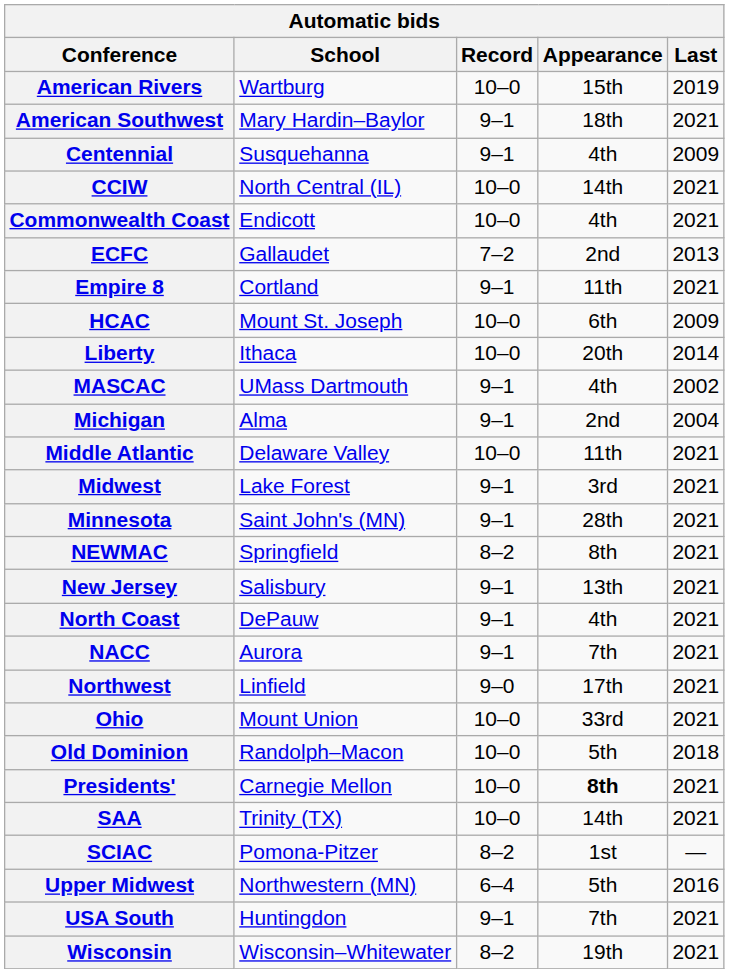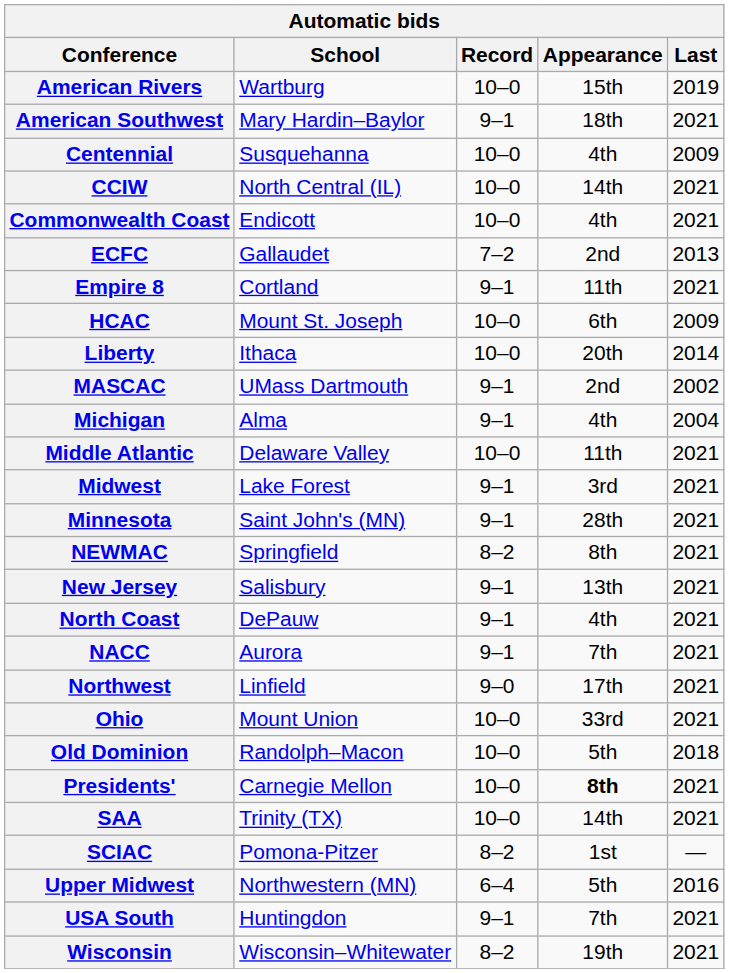(497, 154) 9–1 -> (497, 154) 10–0
(603, 386) 4th -> (603, 386) 2nd
(603, 420) 2nd -> (603, 420) 4th
